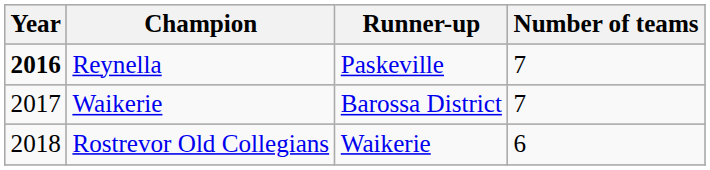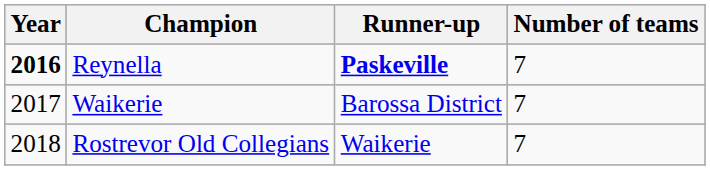(392, 64) normal -> (394, 64) bold
(520, 143) 6 -> (520, 143) 7
